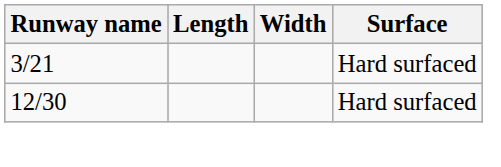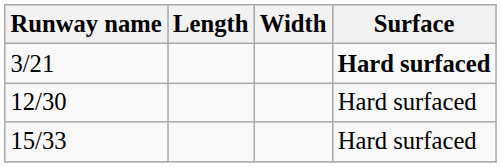(407, 63) normal -> (414, 63) bold
+ row: (39, 141)
